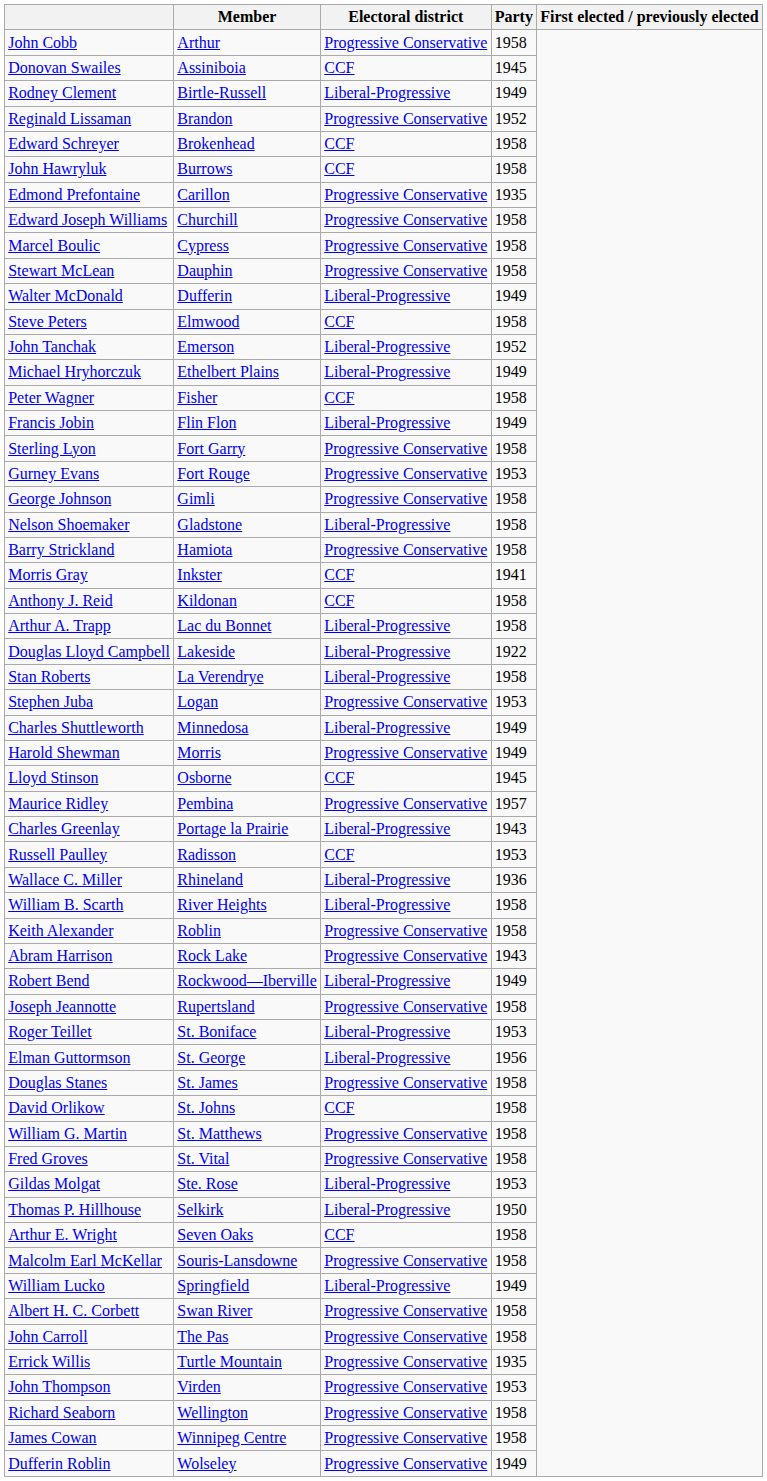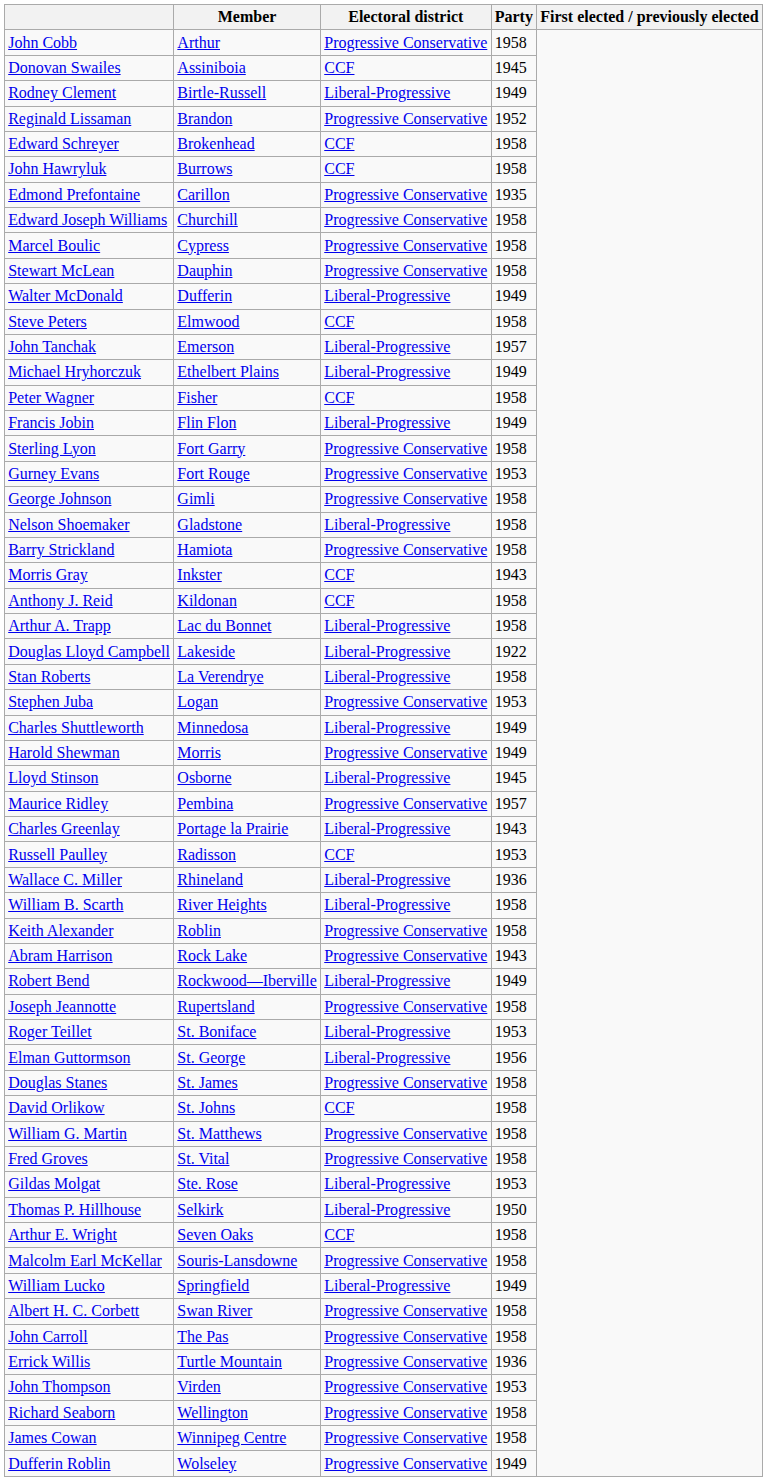(511, 347) 1952 -> (511, 347) 1957
(511, 575) 1941 -> (511, 575) 1943
(339, 778) CCF -> (387, 778) Liberal-Progressive
(511, 1362) 1935 -> (511, 1362) 1936
